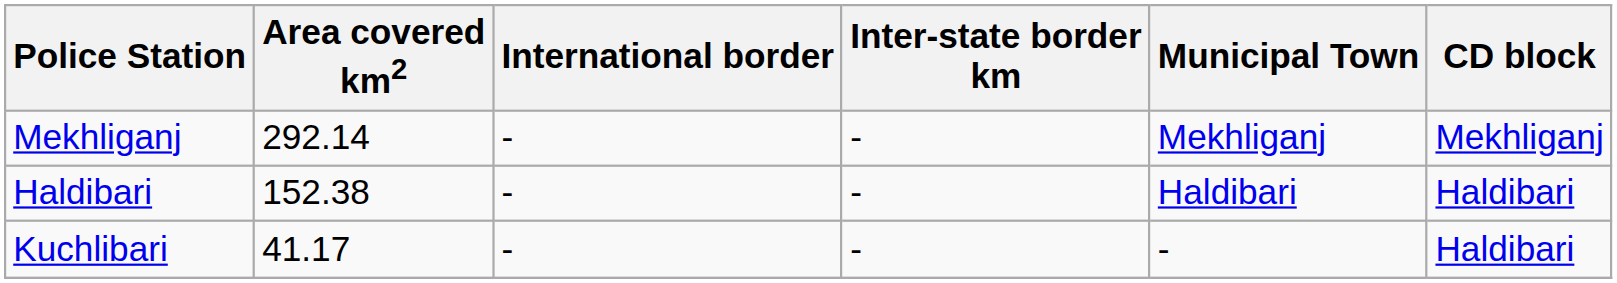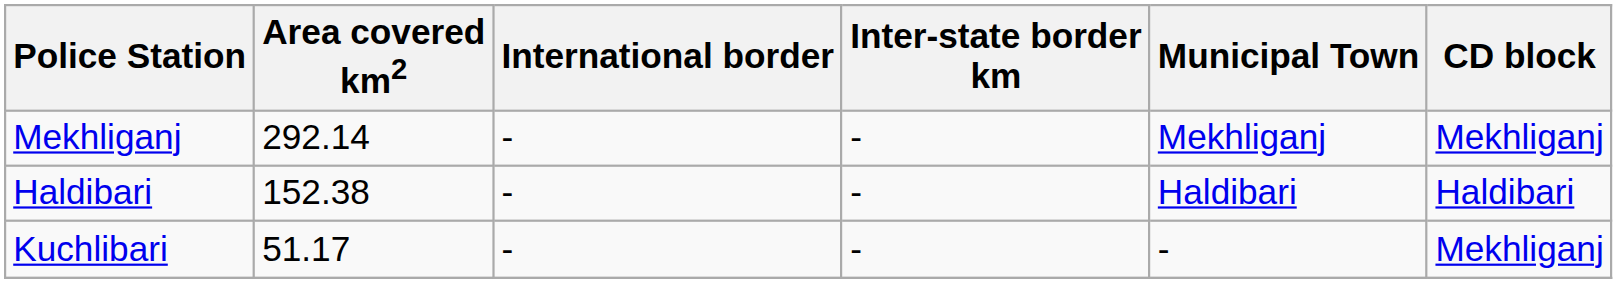(306, 249) 41.17 -> (306, 249) 51.17
(1505, 249) Haldibari -> (1520, 249) Mekhliganj
